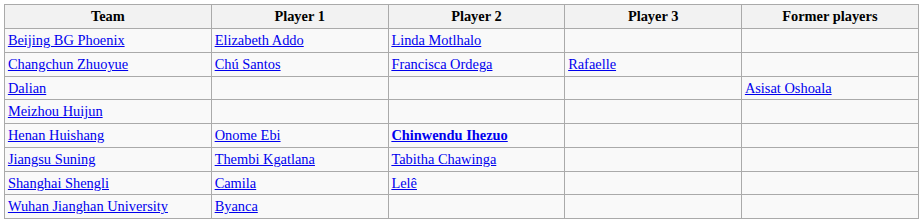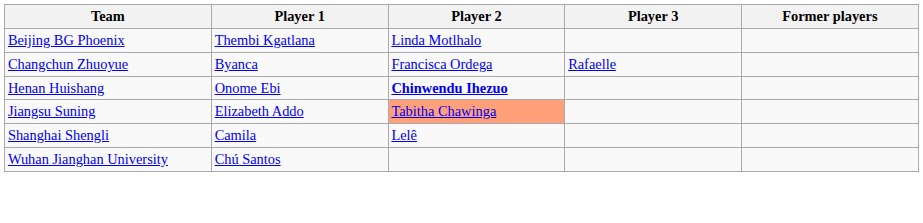(259, 40) Elizabeth Addo -> (265, 40) Thembi Kgatlana
(248, 64) Chú Santos -> (236, 64) Byanca
- row: (27, 88)
- row: (55, 111)
(265, 159) Thembi Kgatlana -> (259, 111) Elizabeth Addo
(444, 159) no background -> (444, 111) lightsalmon background
(236, 206) Byanca -> (248, 159) Chú Santos
